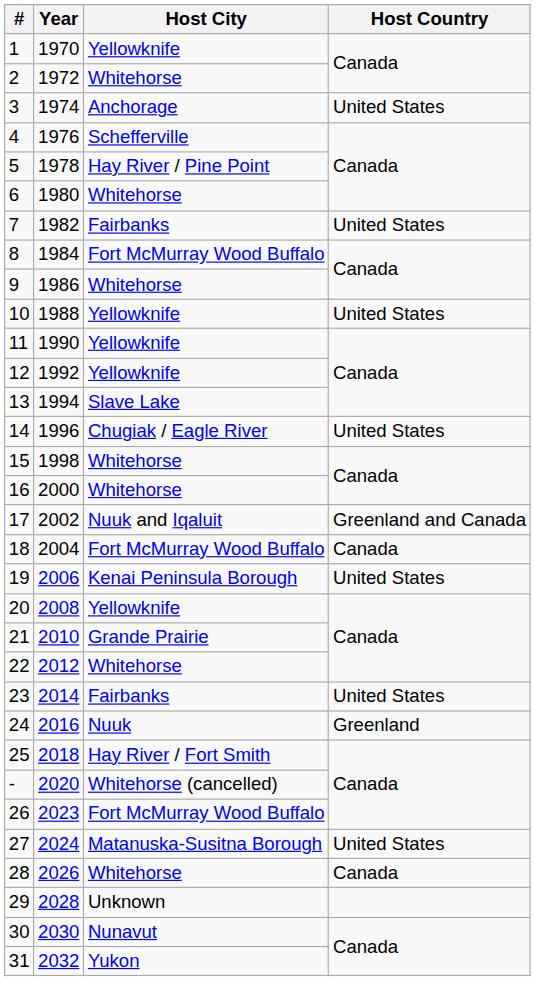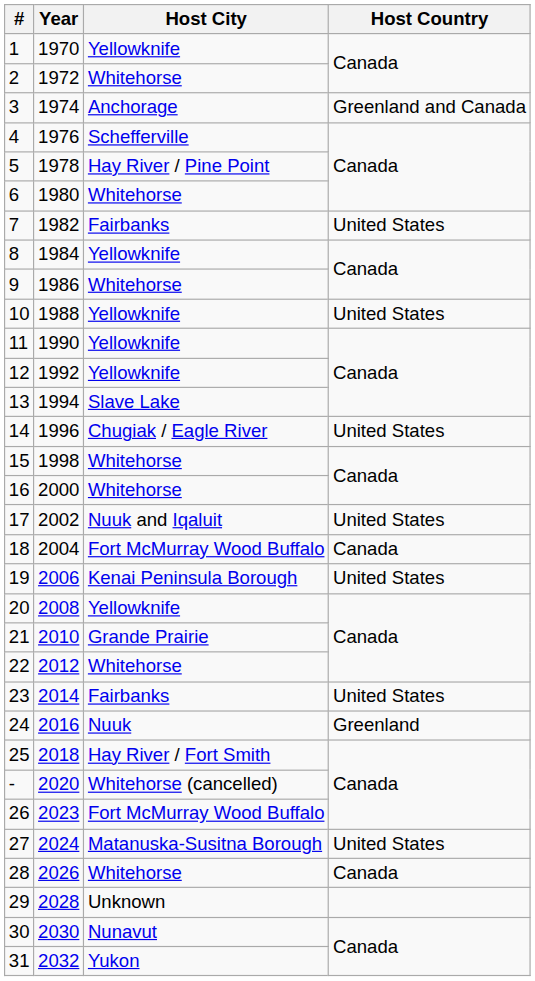(389, 107) United States -> (429, 107) Greenland and Canada
(206, 254) Fort McMurray Wood Buffalo -> (134, 254) Yellowknife
(429, 519) Greenland and Canada -> (389, 519) United States
